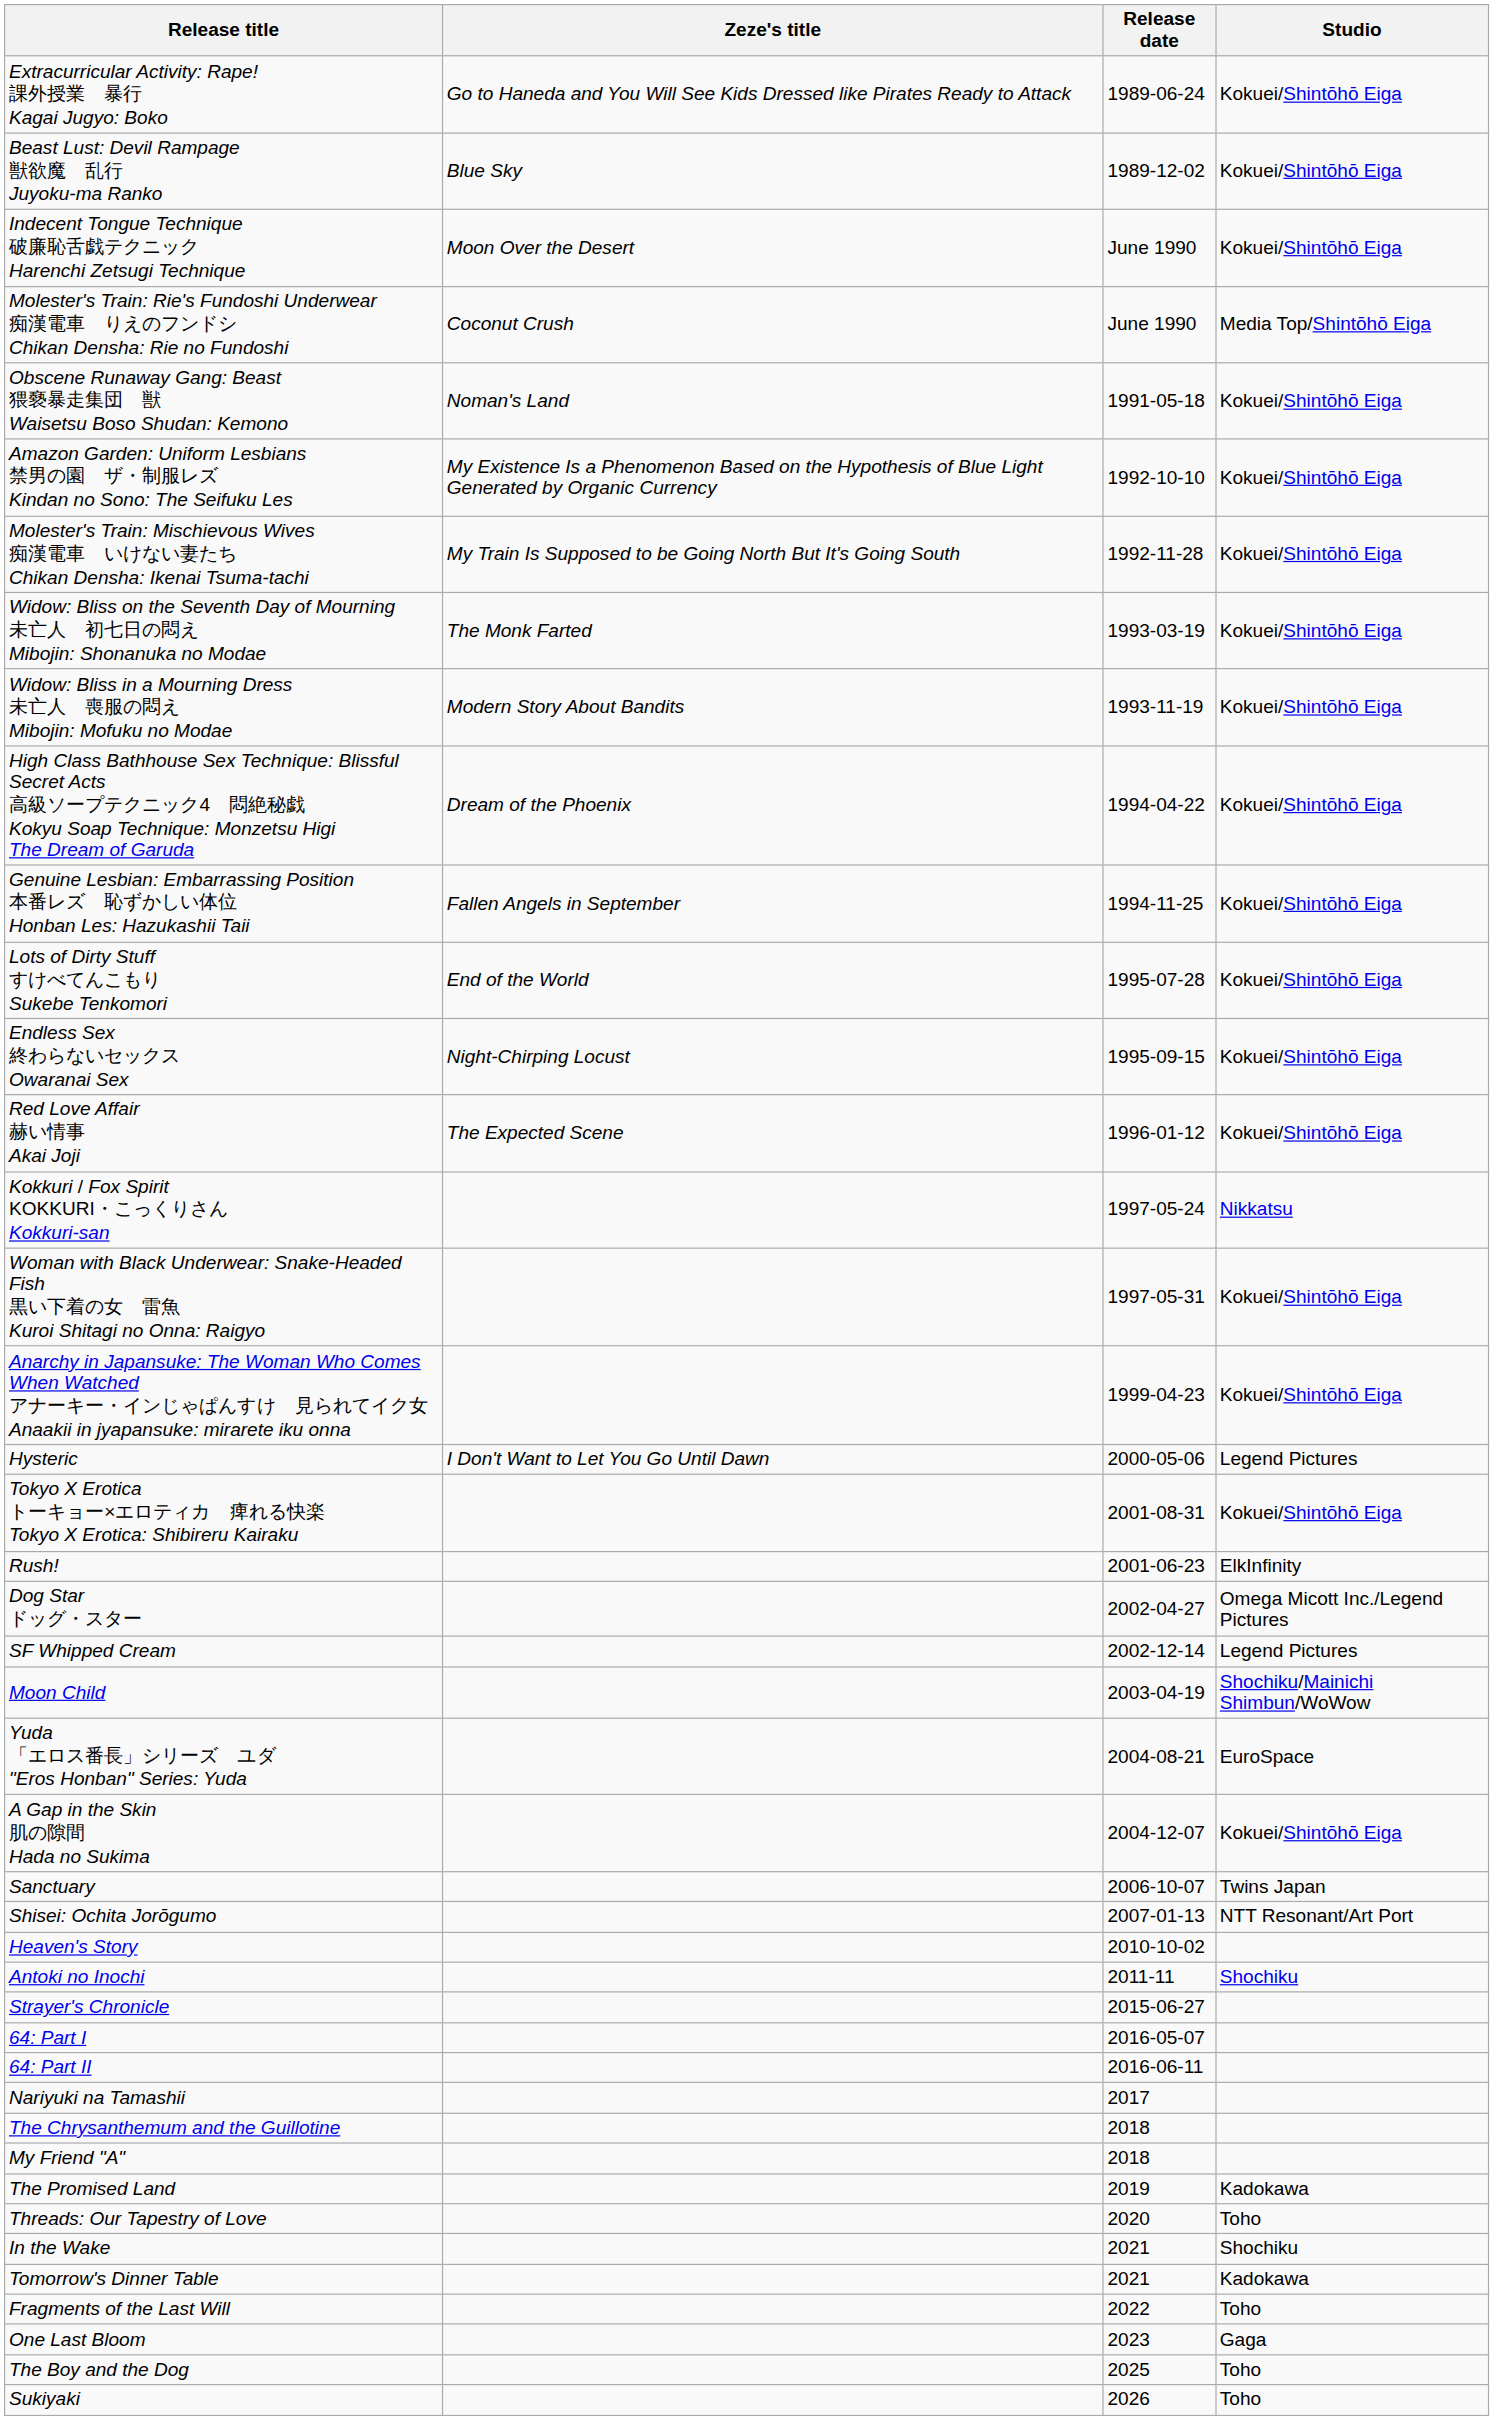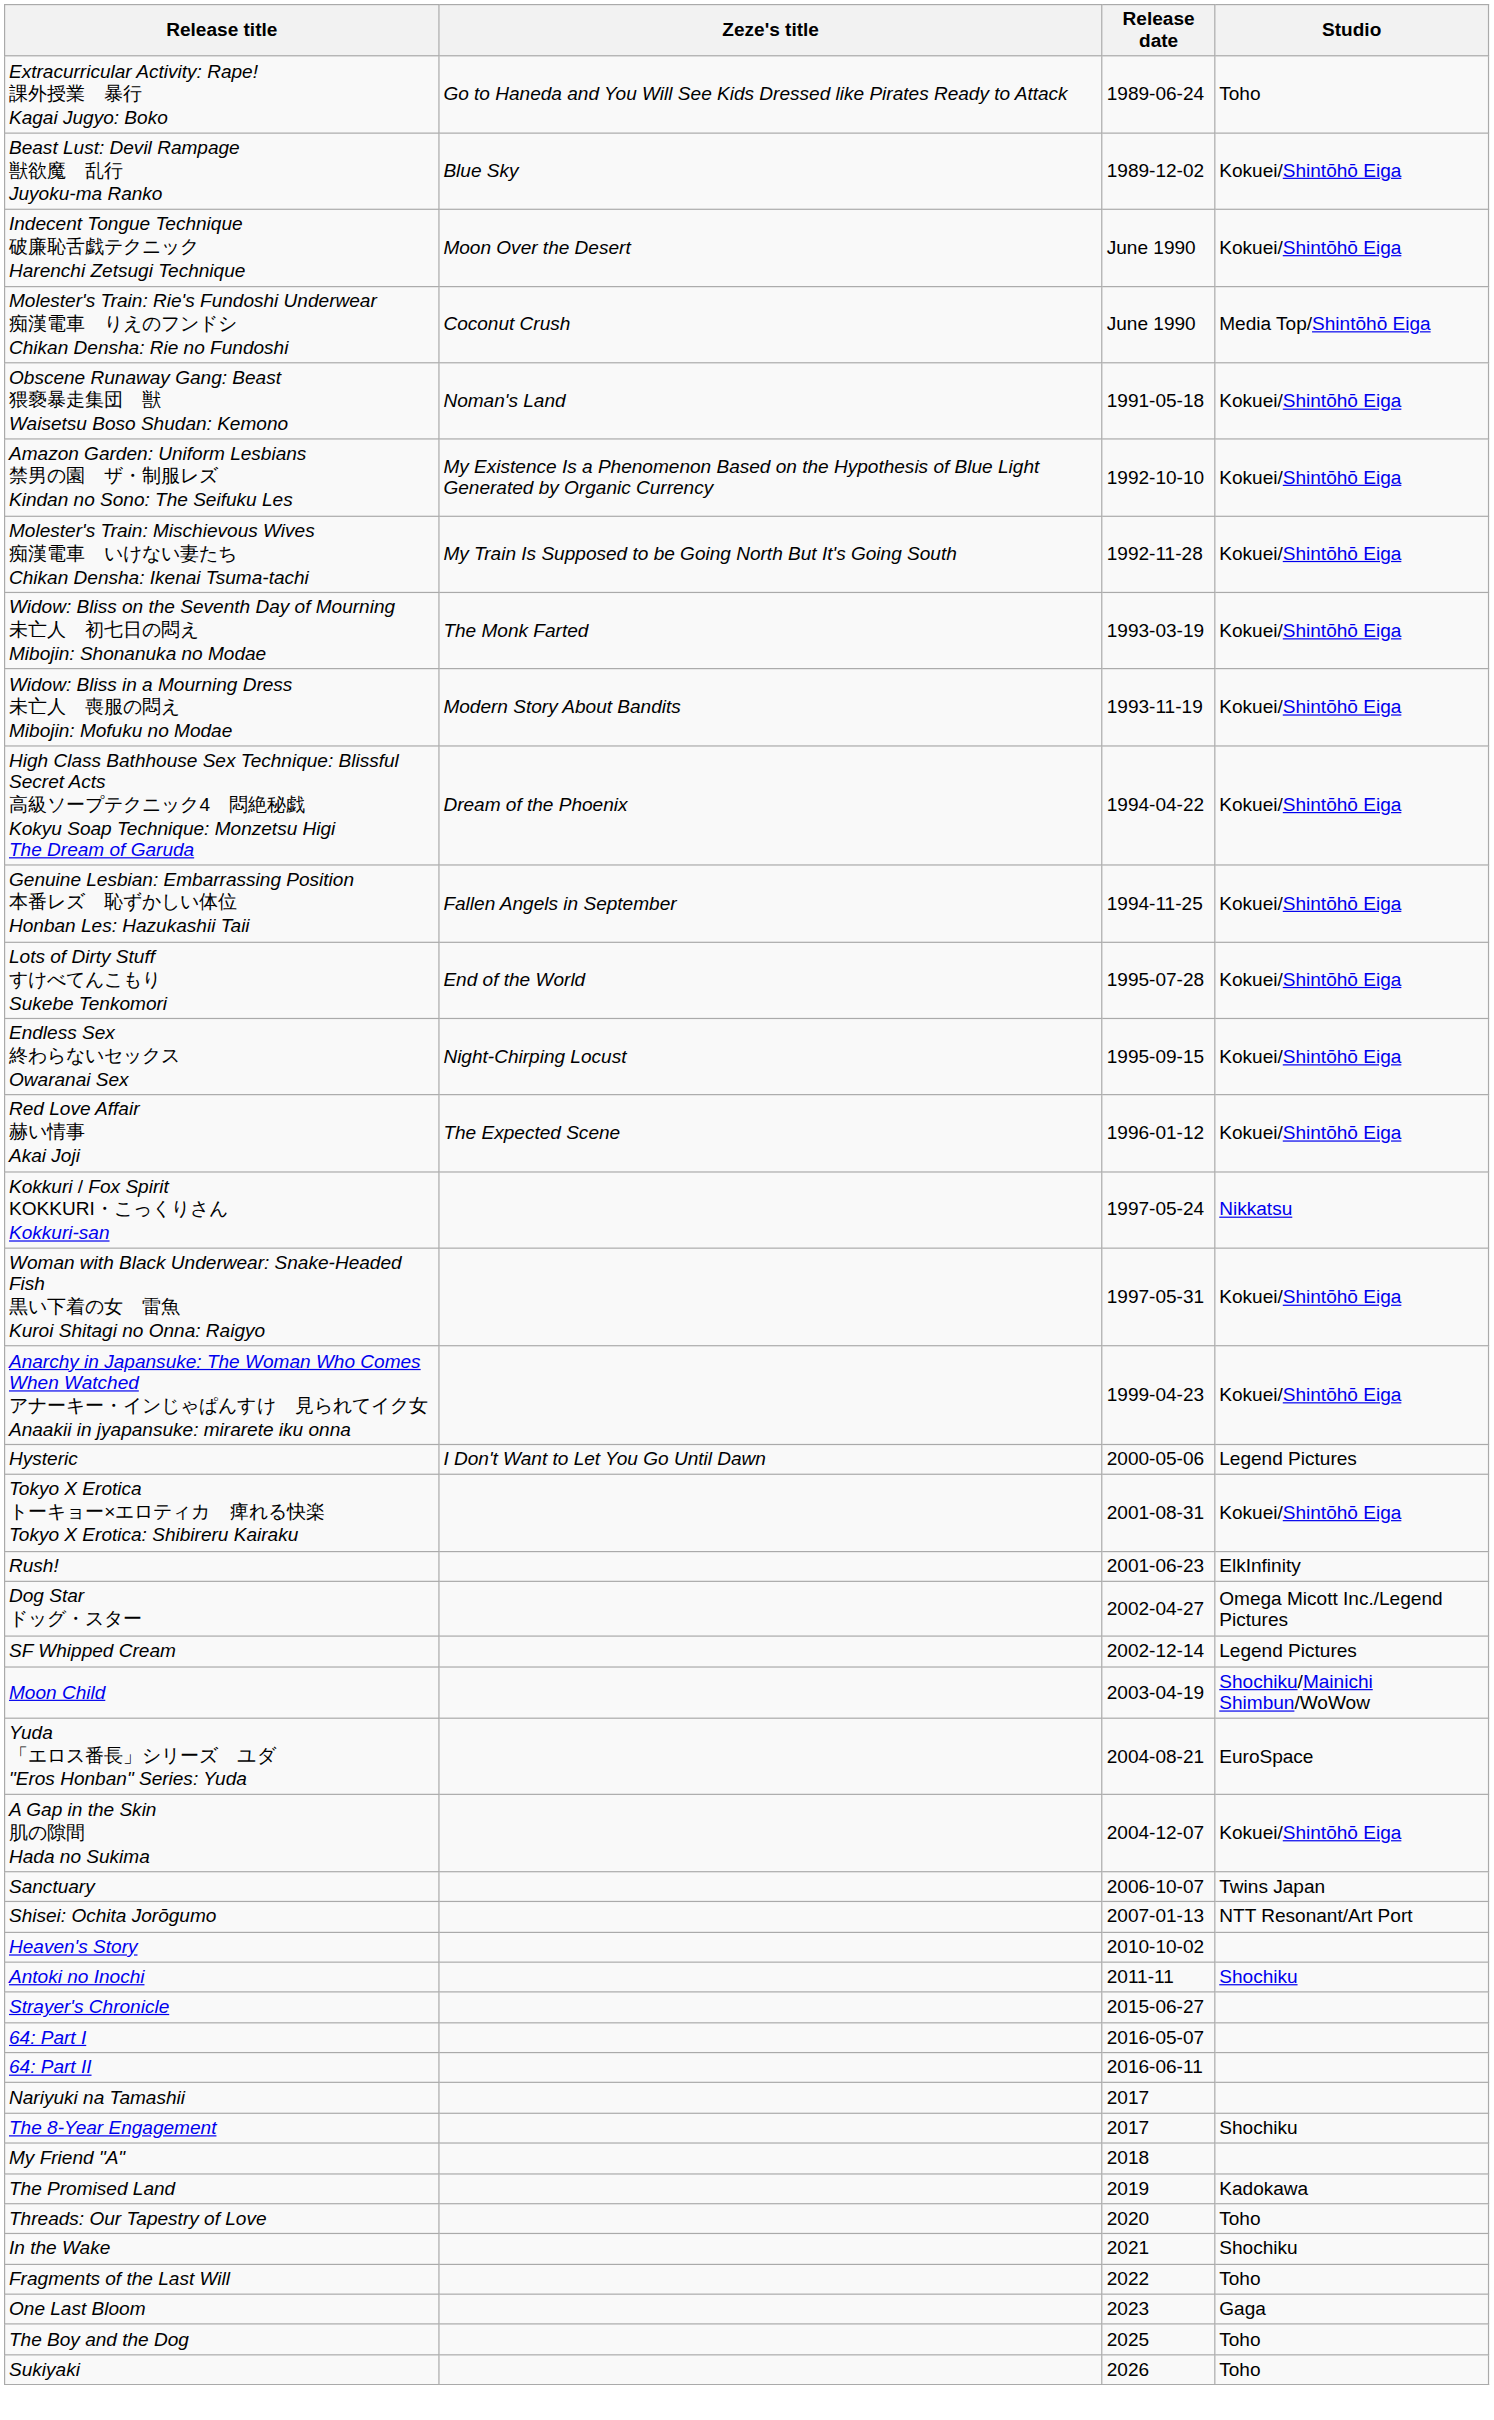(1311, 94) Kokuei/Shintōhō Eiga -> (1240, 94) Toho
+ row: (113, 2127)
- row: (175, 2127)
- row: (114, 2278)
